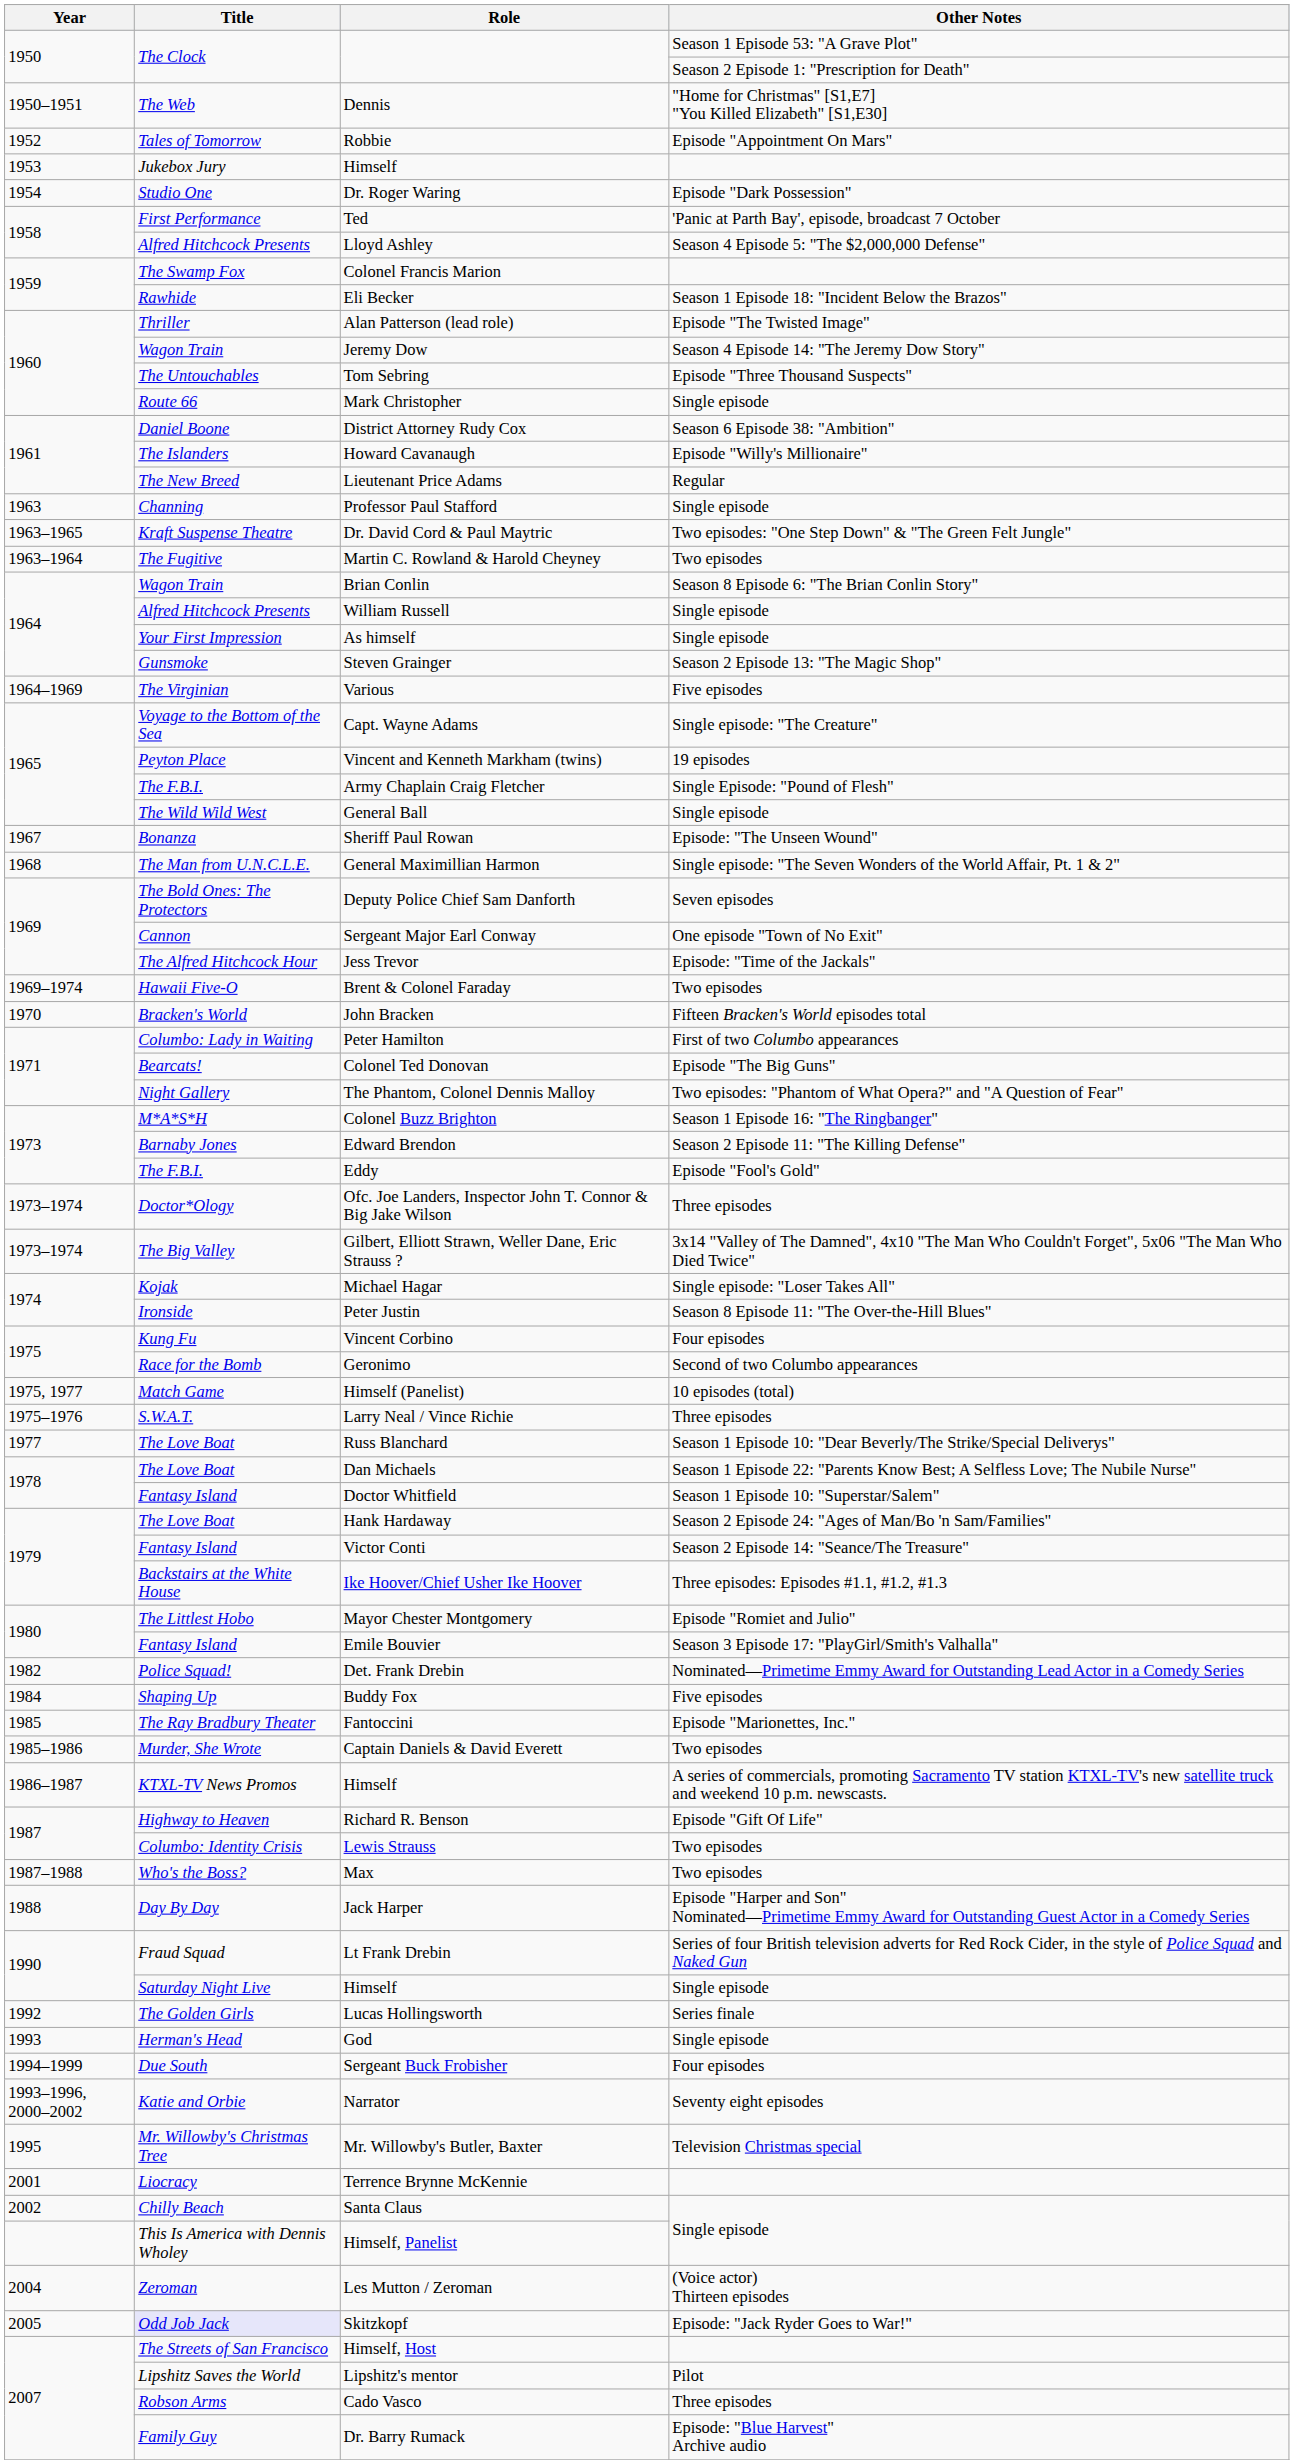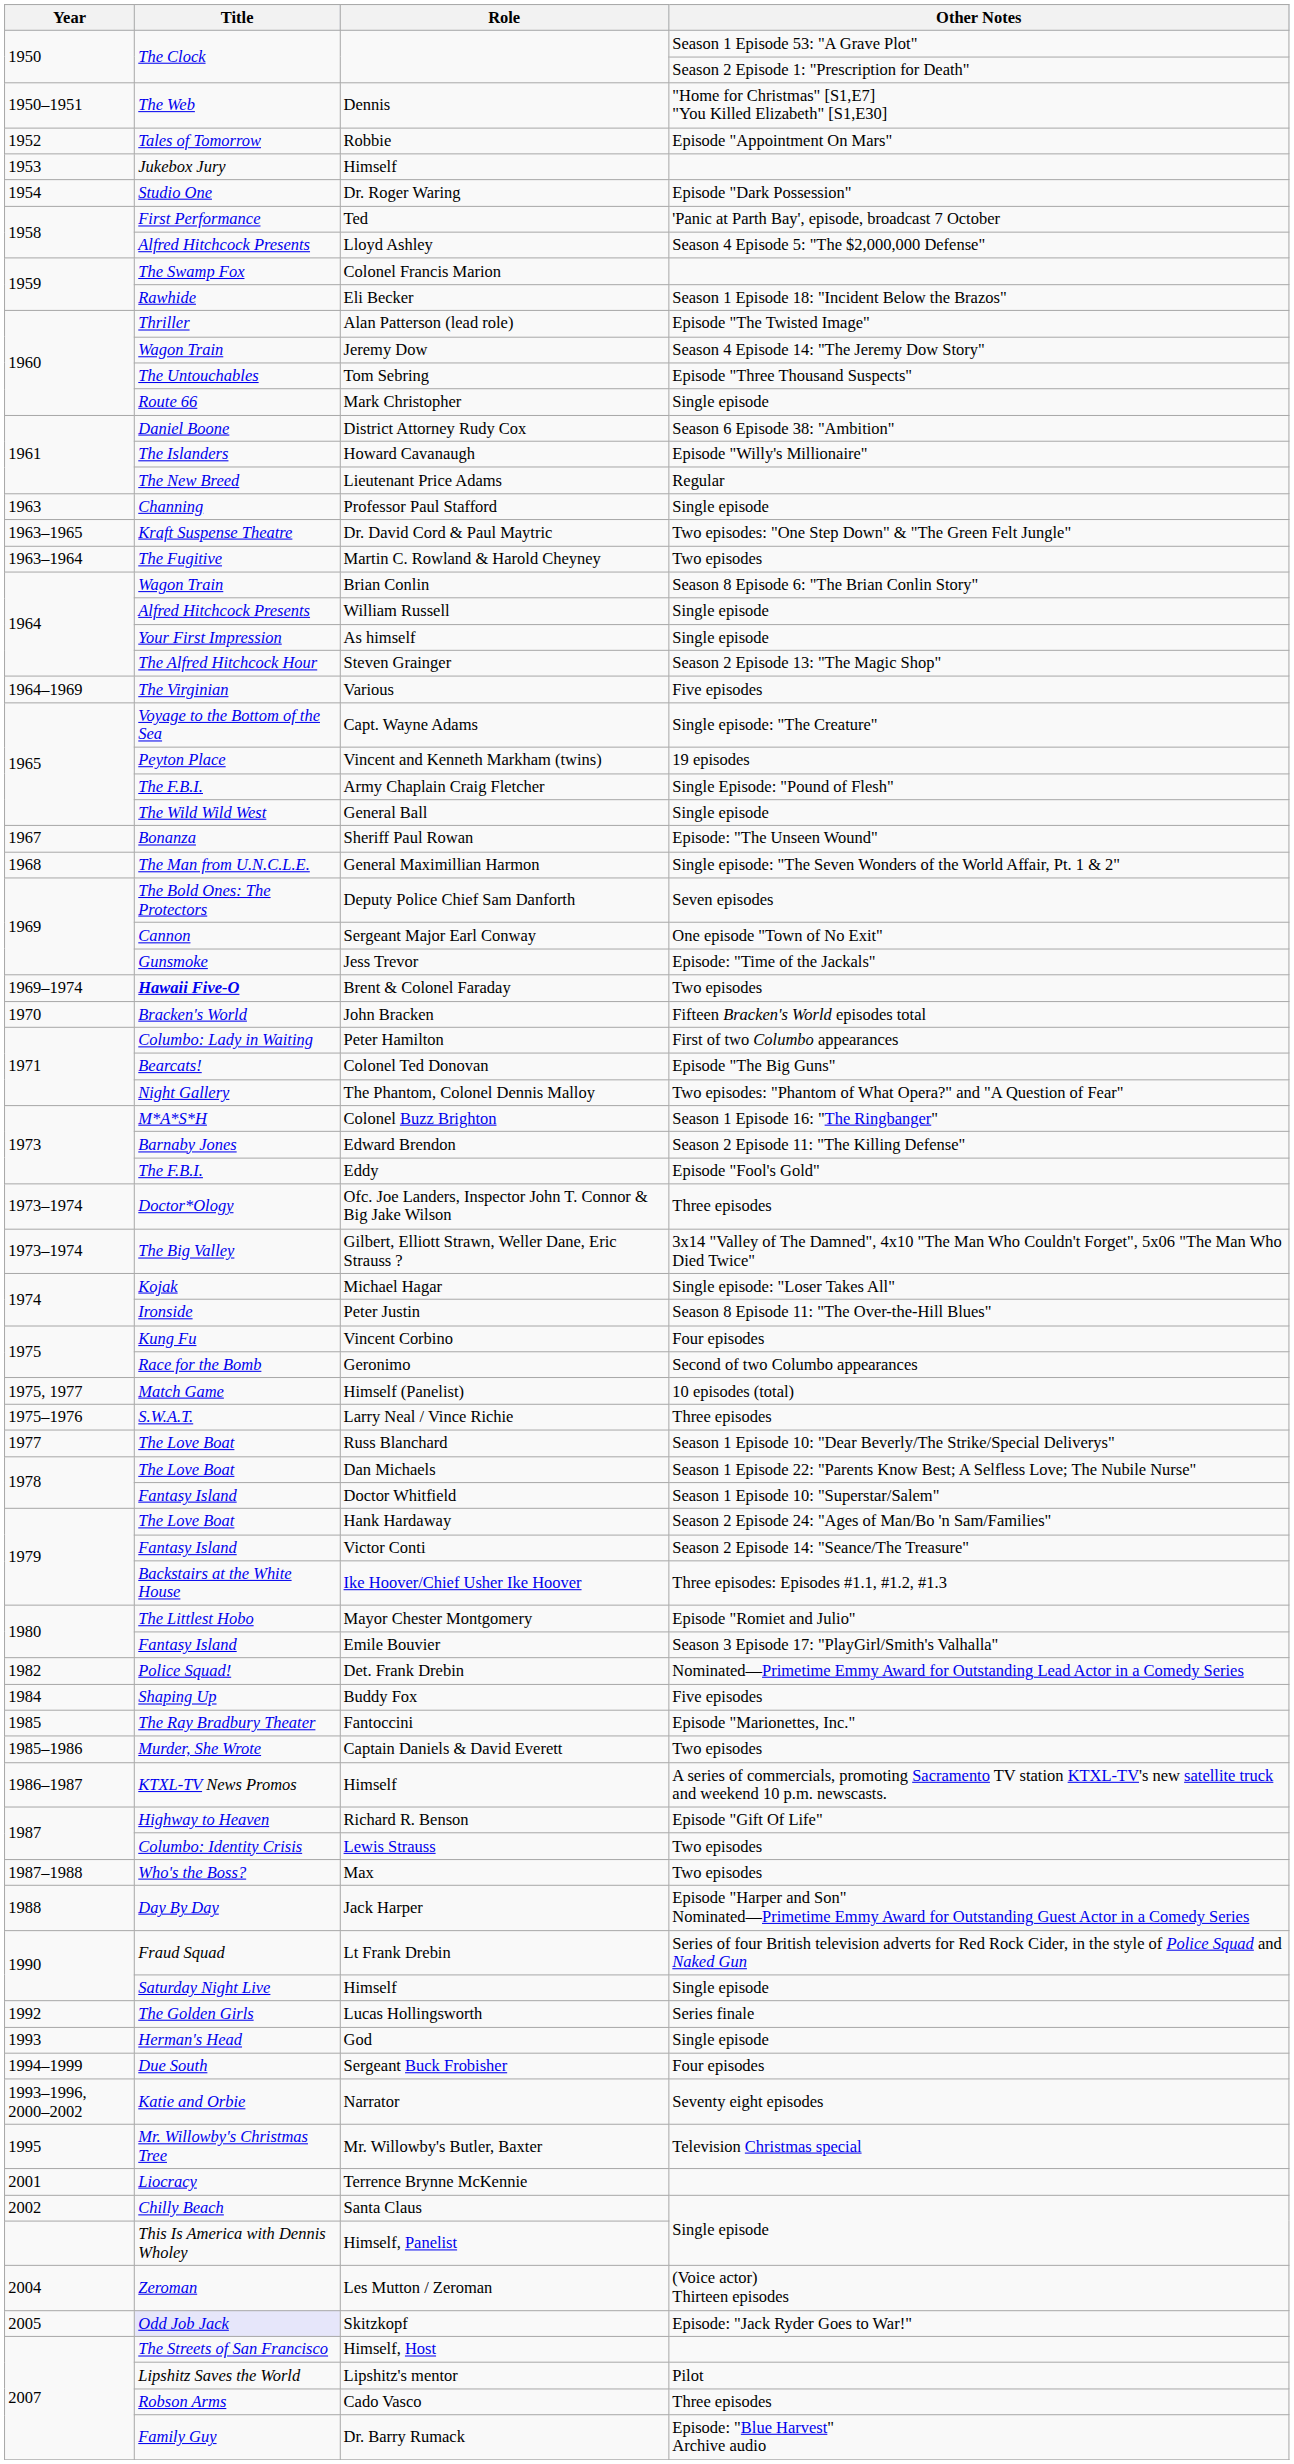(173, 663) Gunsmoke -> (228, 663) The Alfred Hitchcock Hour
(228, 961) The Alfred Hitchcock Hour -> (173, 961) Gunsmoke
(188, 987) normal -> (189, 987) bold
